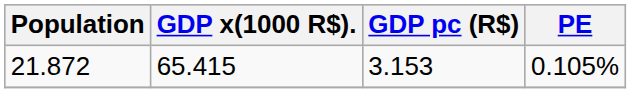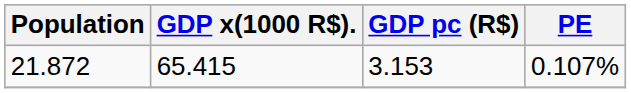(575, 66) 0.105% -> (575, 66) 0.107%
